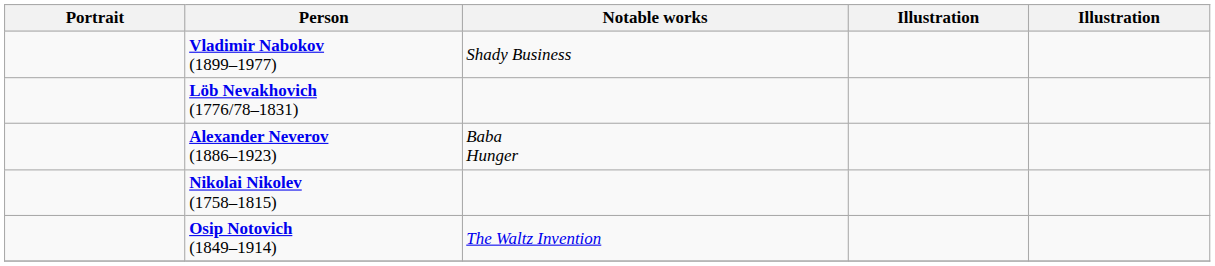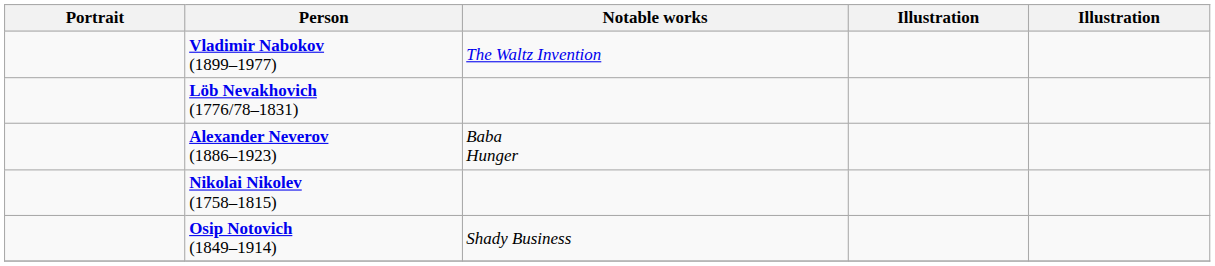(519, 54) Shady Business -> (534, 54) The Waltz Invention
(534, 238) The Waltz Invention -> (519, 238) Shady Business
